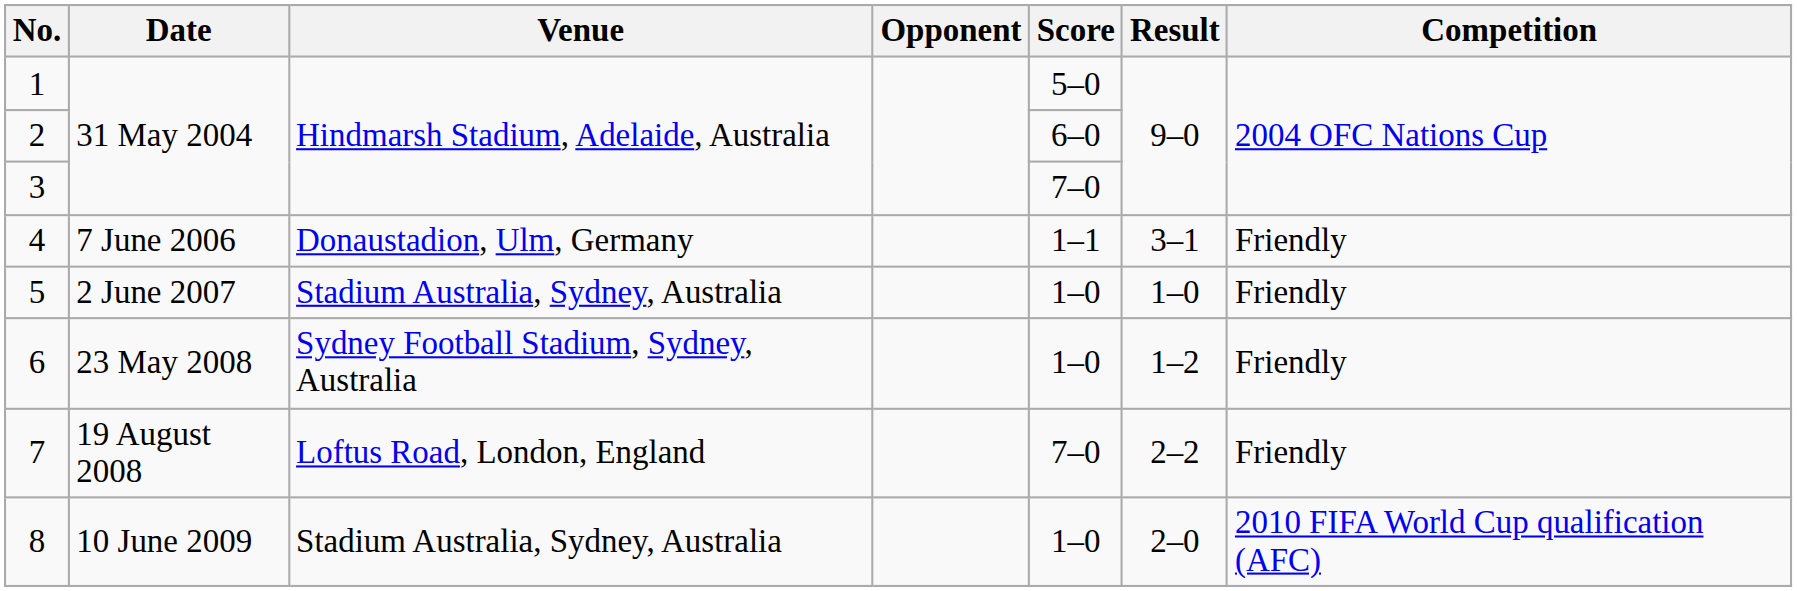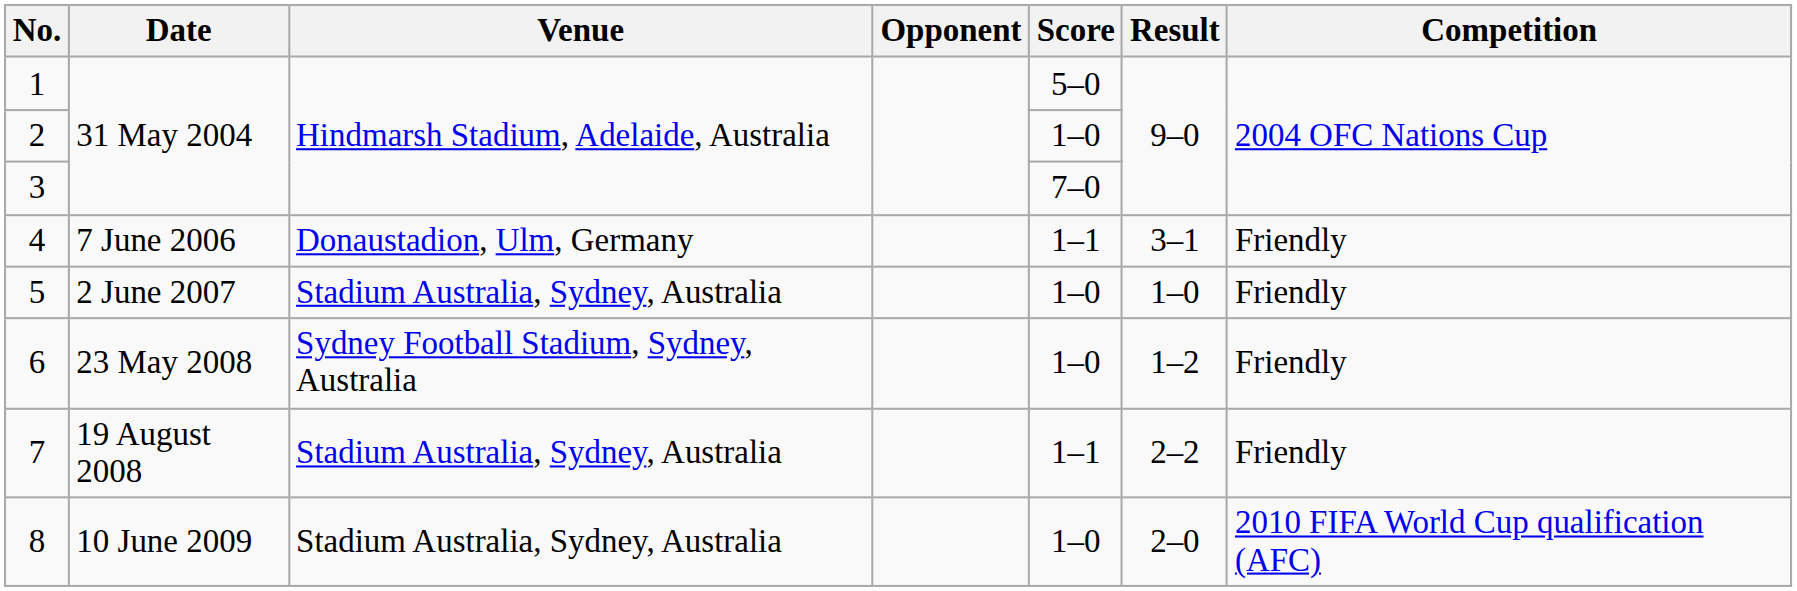(1076, 135) 6–0 -> (1076, 135) 1–0
(501, 452) Loftus Road, London, England -> (539, 452) Stadium Australia, Sydney, Australia
(1076, 452) 7–0 -> (1076, 452) 1–1
